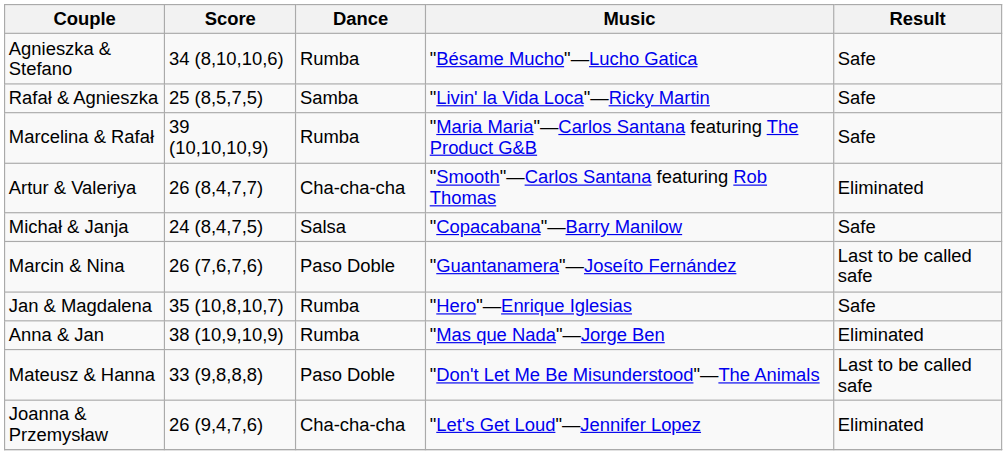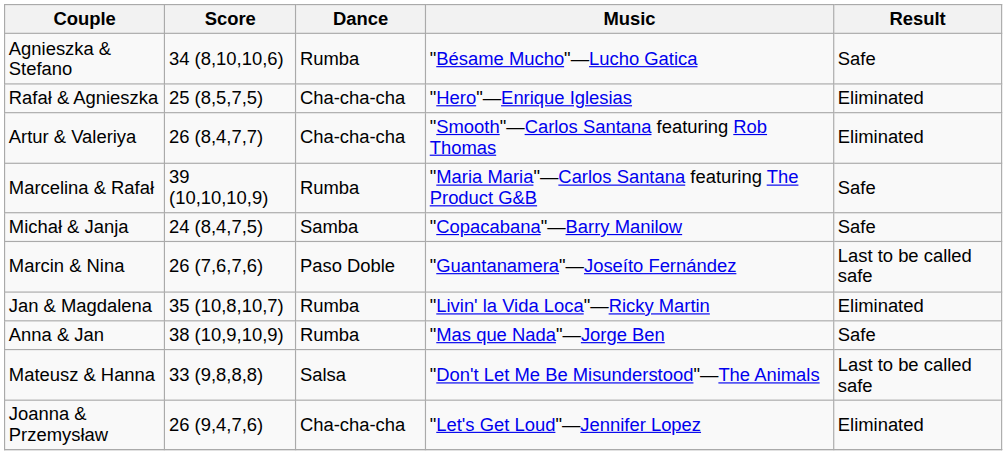(329, 98) Samba -> (353, 98) Cha-cha-cha
(570, 98) "Livin' la Vida Loca"—Ricky Martin -> (531, 98) "Hero"—Enrique Iglesias
(857, 98) Safe -> (881, 98) Eliminated
rows swapped: (73, 187) <-> (81, 137)
(323, 227) Salsa -> (329, 227) Samba
(531, 306) "Hero"—Enrique Iglesias -> (570, 306) "Livin' la Vida Loca"—Ricky Martin
(857, 306) Safe -> (881, 306) Eliminated
(881, 335) Eliminated -> (857, 335) Safe
(347, 374) Paso Doble -> (323, 374) Salsa
